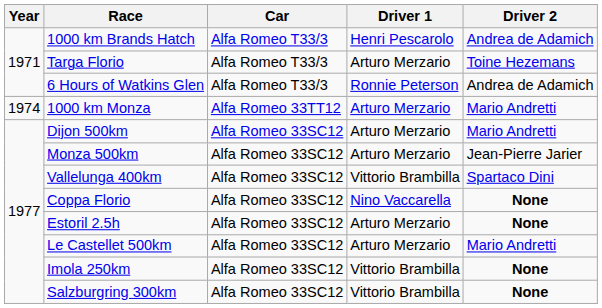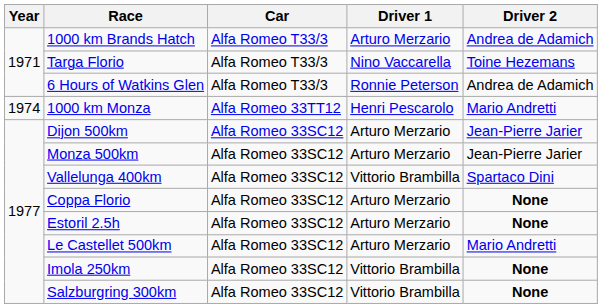(402, 39) Henri Pescarolo -> (400, 39) Arturo Merzario
(400, 62) Arturo Merzario -> (401, 62) Nino Vaccarella
(400, 108) Arturo Merzario -> (402, 108) Henri Pescarolo
(511, 131) Mario Andretti -> (524, 131) Jean-Pierre Jarier
(401, 200) Nino Vaccarella -> (400, 200) Arturo Merzario
